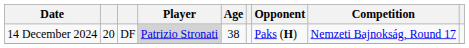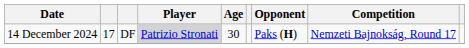(109, 34) 20 -> (109, 34) 17
(234, 34) 38 -> (234, 34) 30
